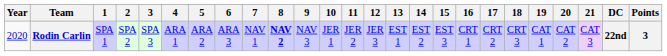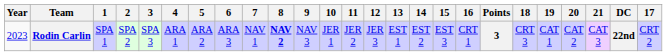columns swapped: (492, 12) <-> (645, 12)
(17, 35) 2020 -> (17, 35) 2023
